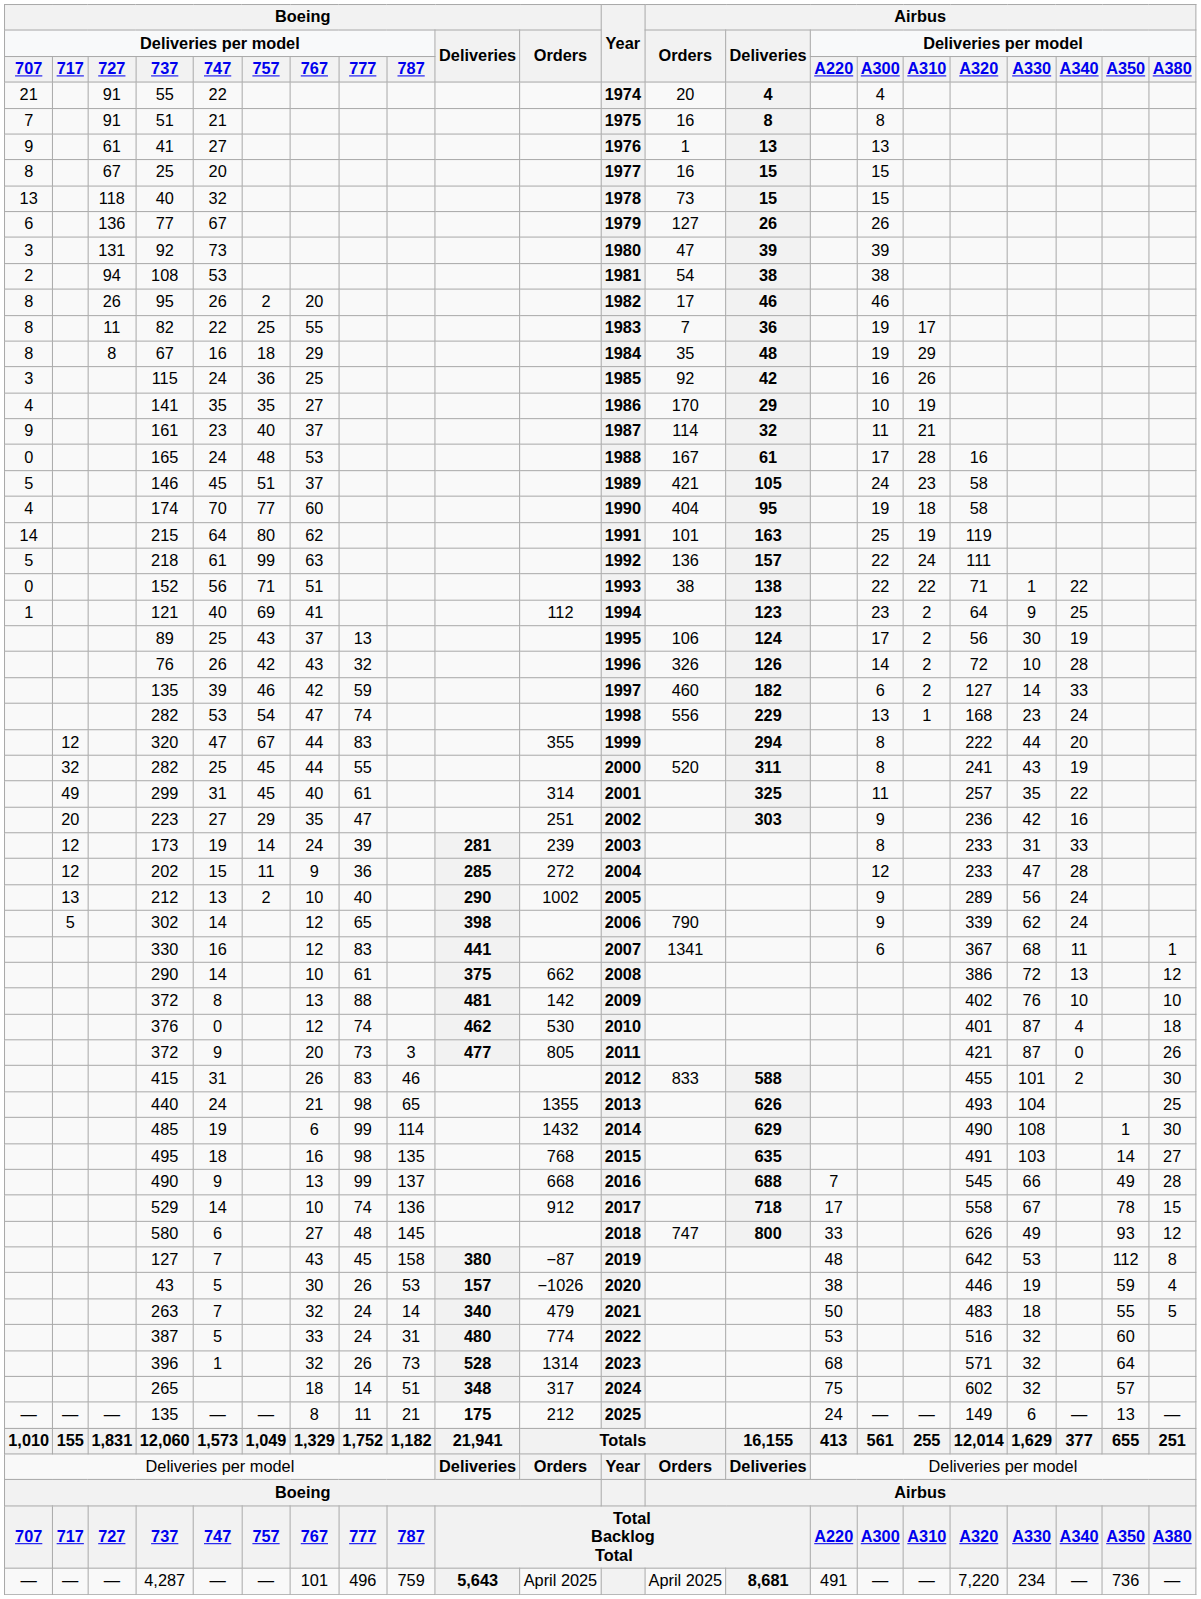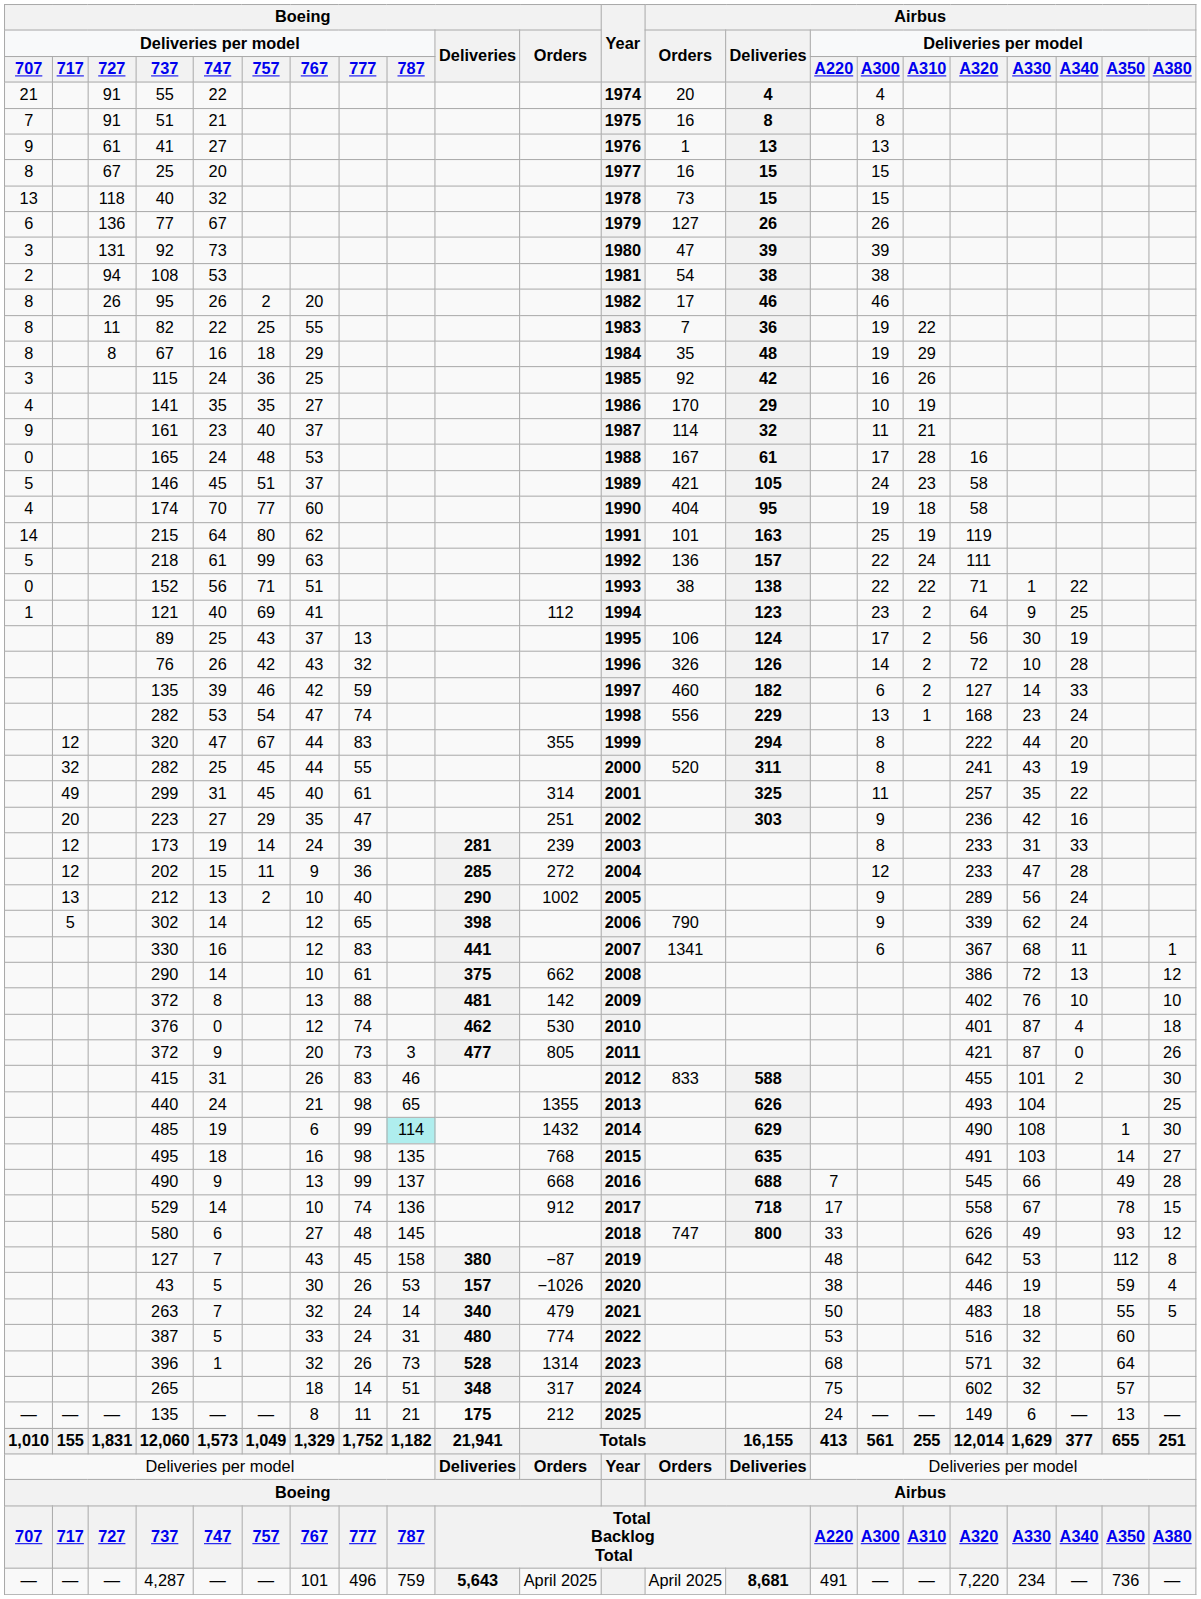(927, 328) 17 -> (927, 328) 22
(411, 1130) no background -> (411, 1130) paleturquoise background
